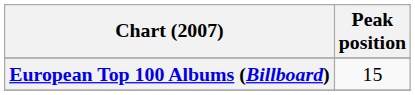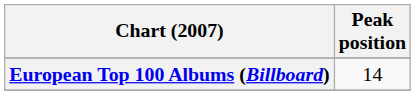(372, 74) 15 -> (372, 74) 14
